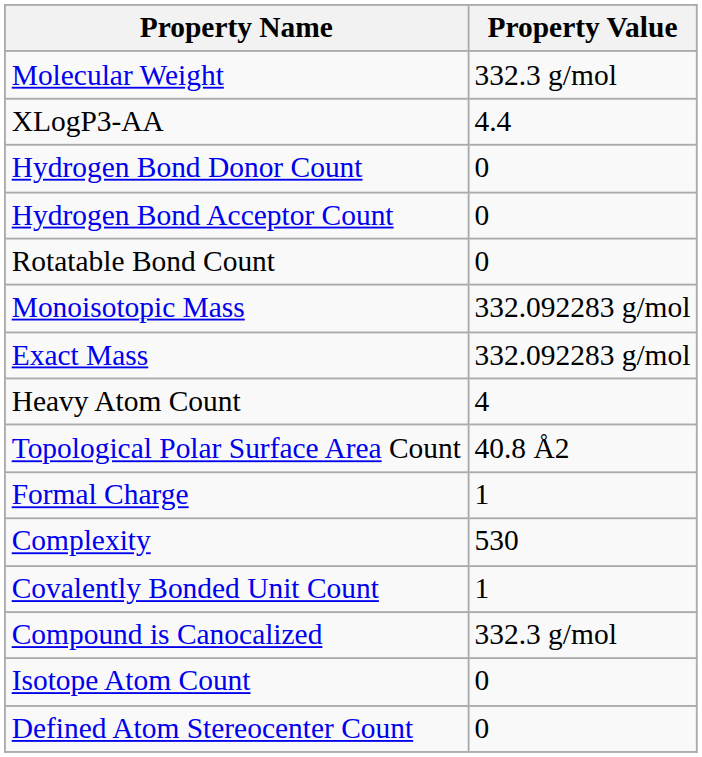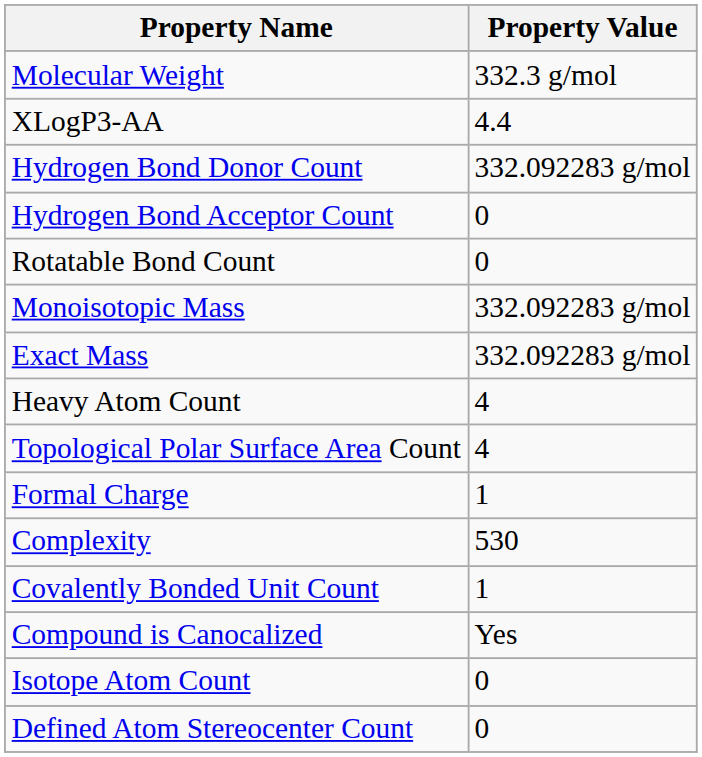(482, 167) 0 -> (582, 167) 332.092283 g/mol
(522, 448) 40.8 Å2 -> (482, 448) 4
(546, 634) 332.3 g/mol -> (496, 634) Yes
